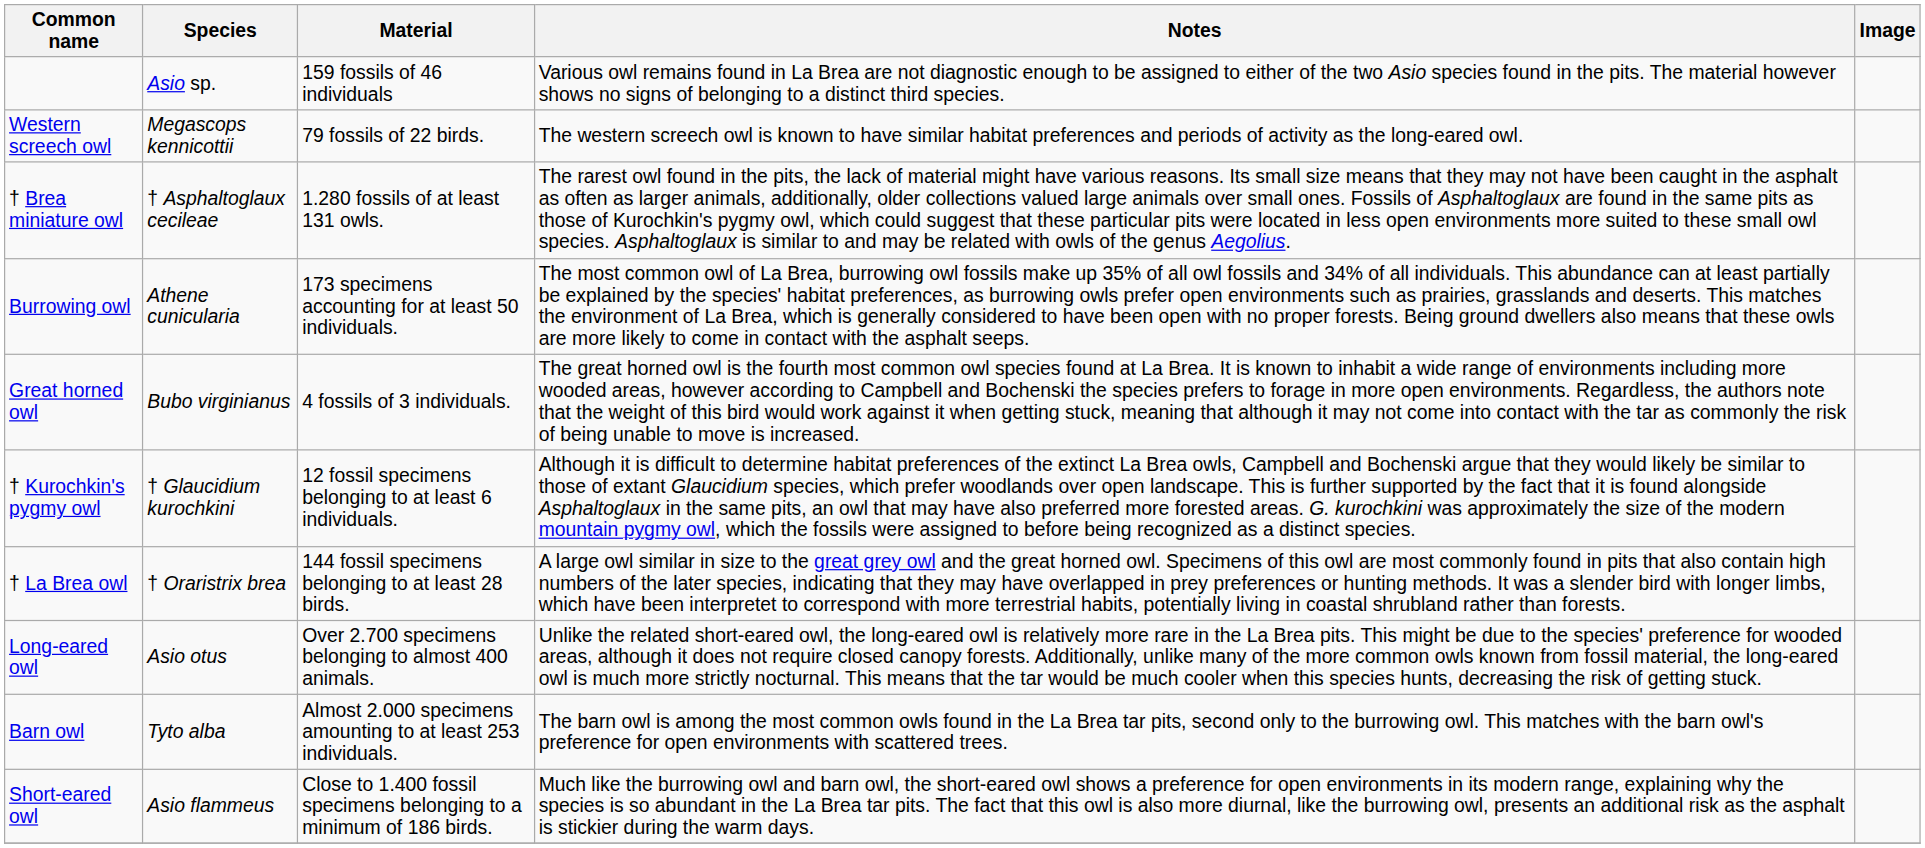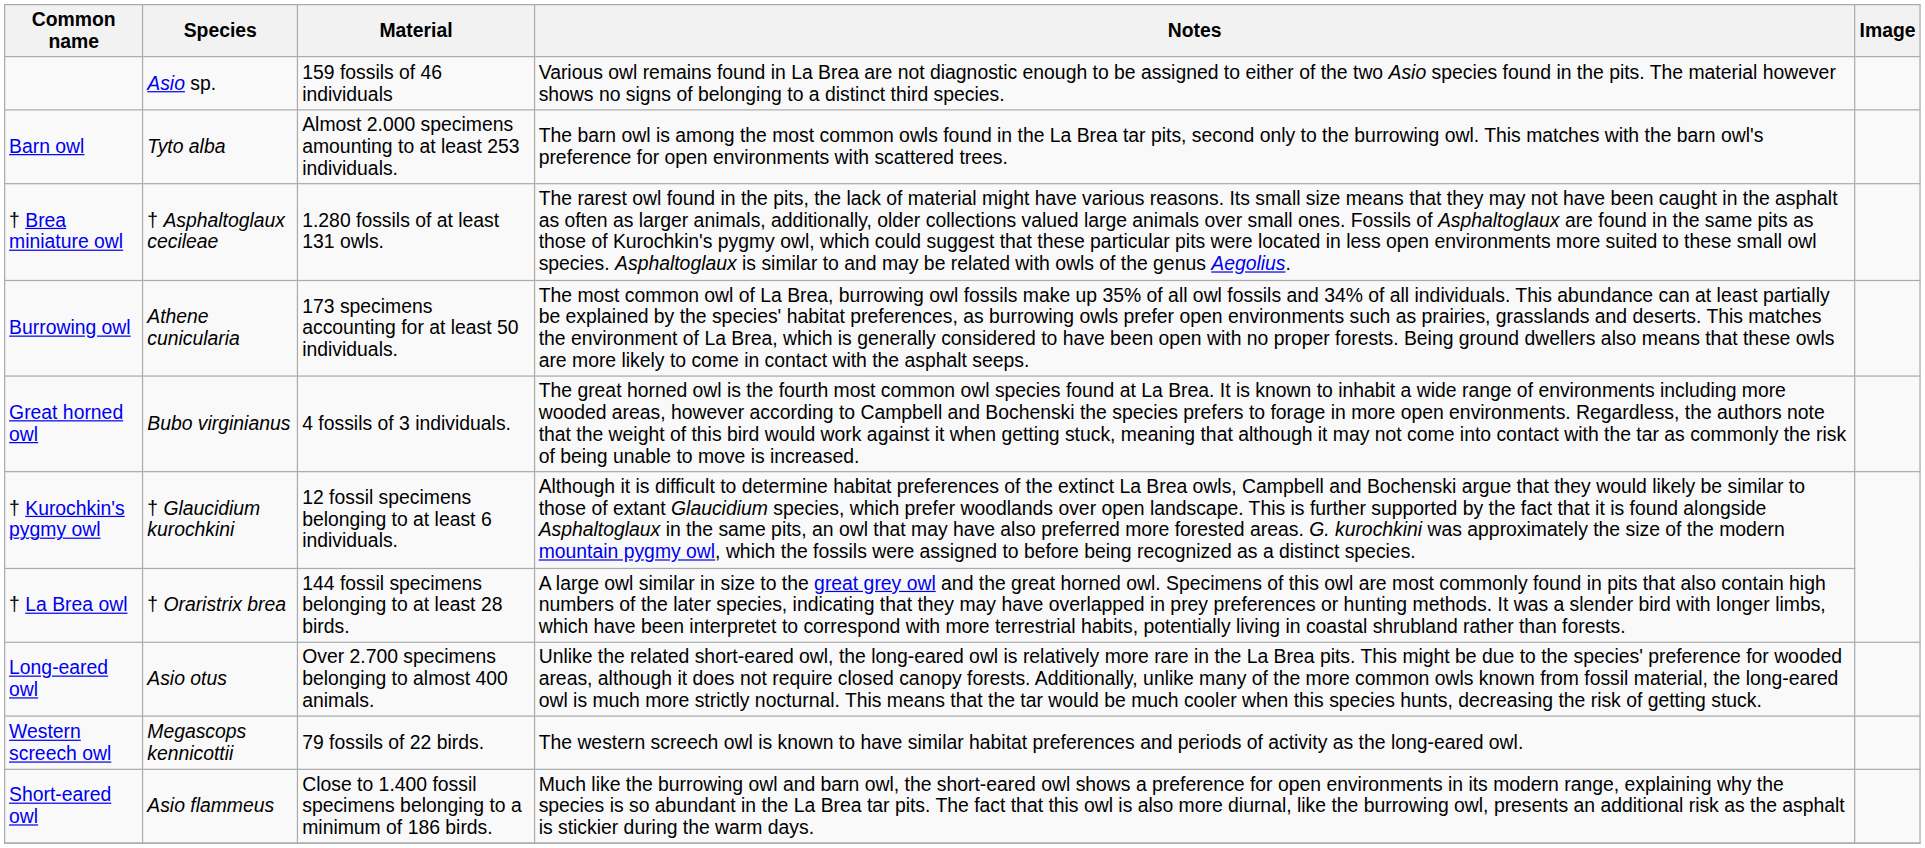rows swapped: (47, 731) <-> (60, 135)
